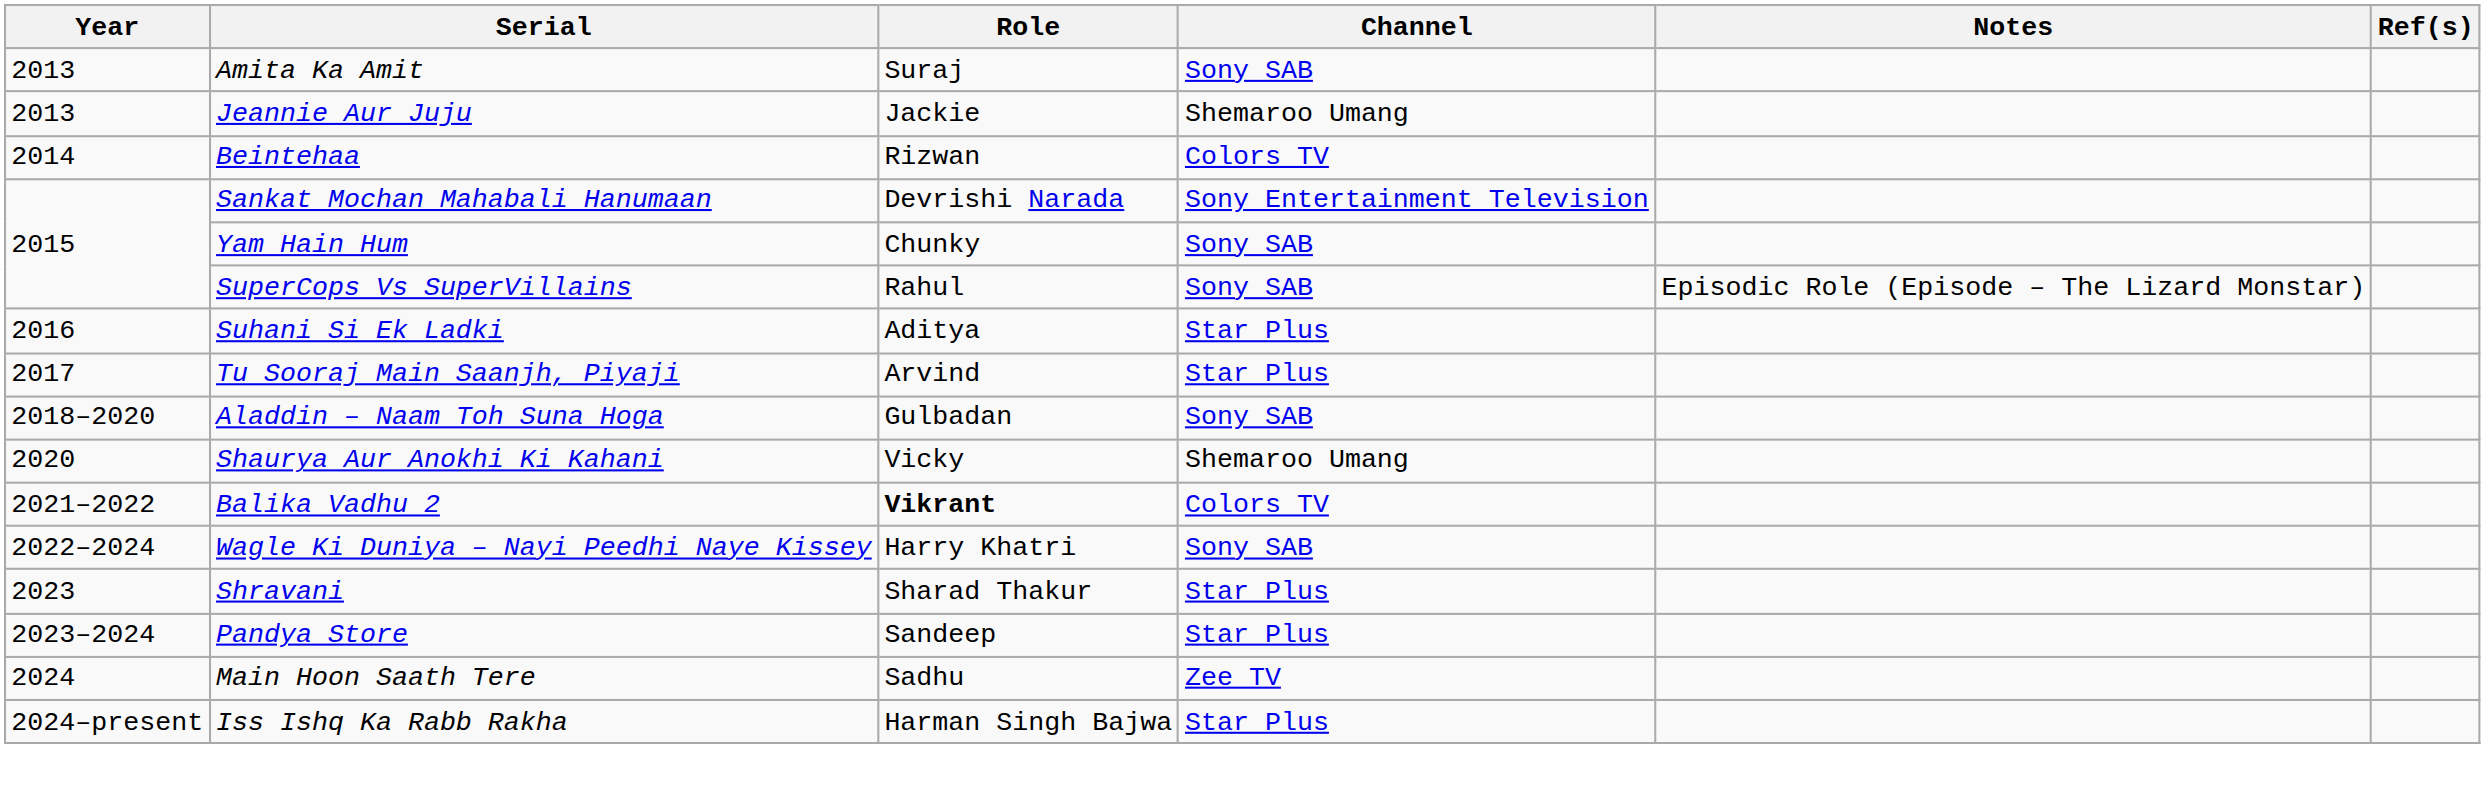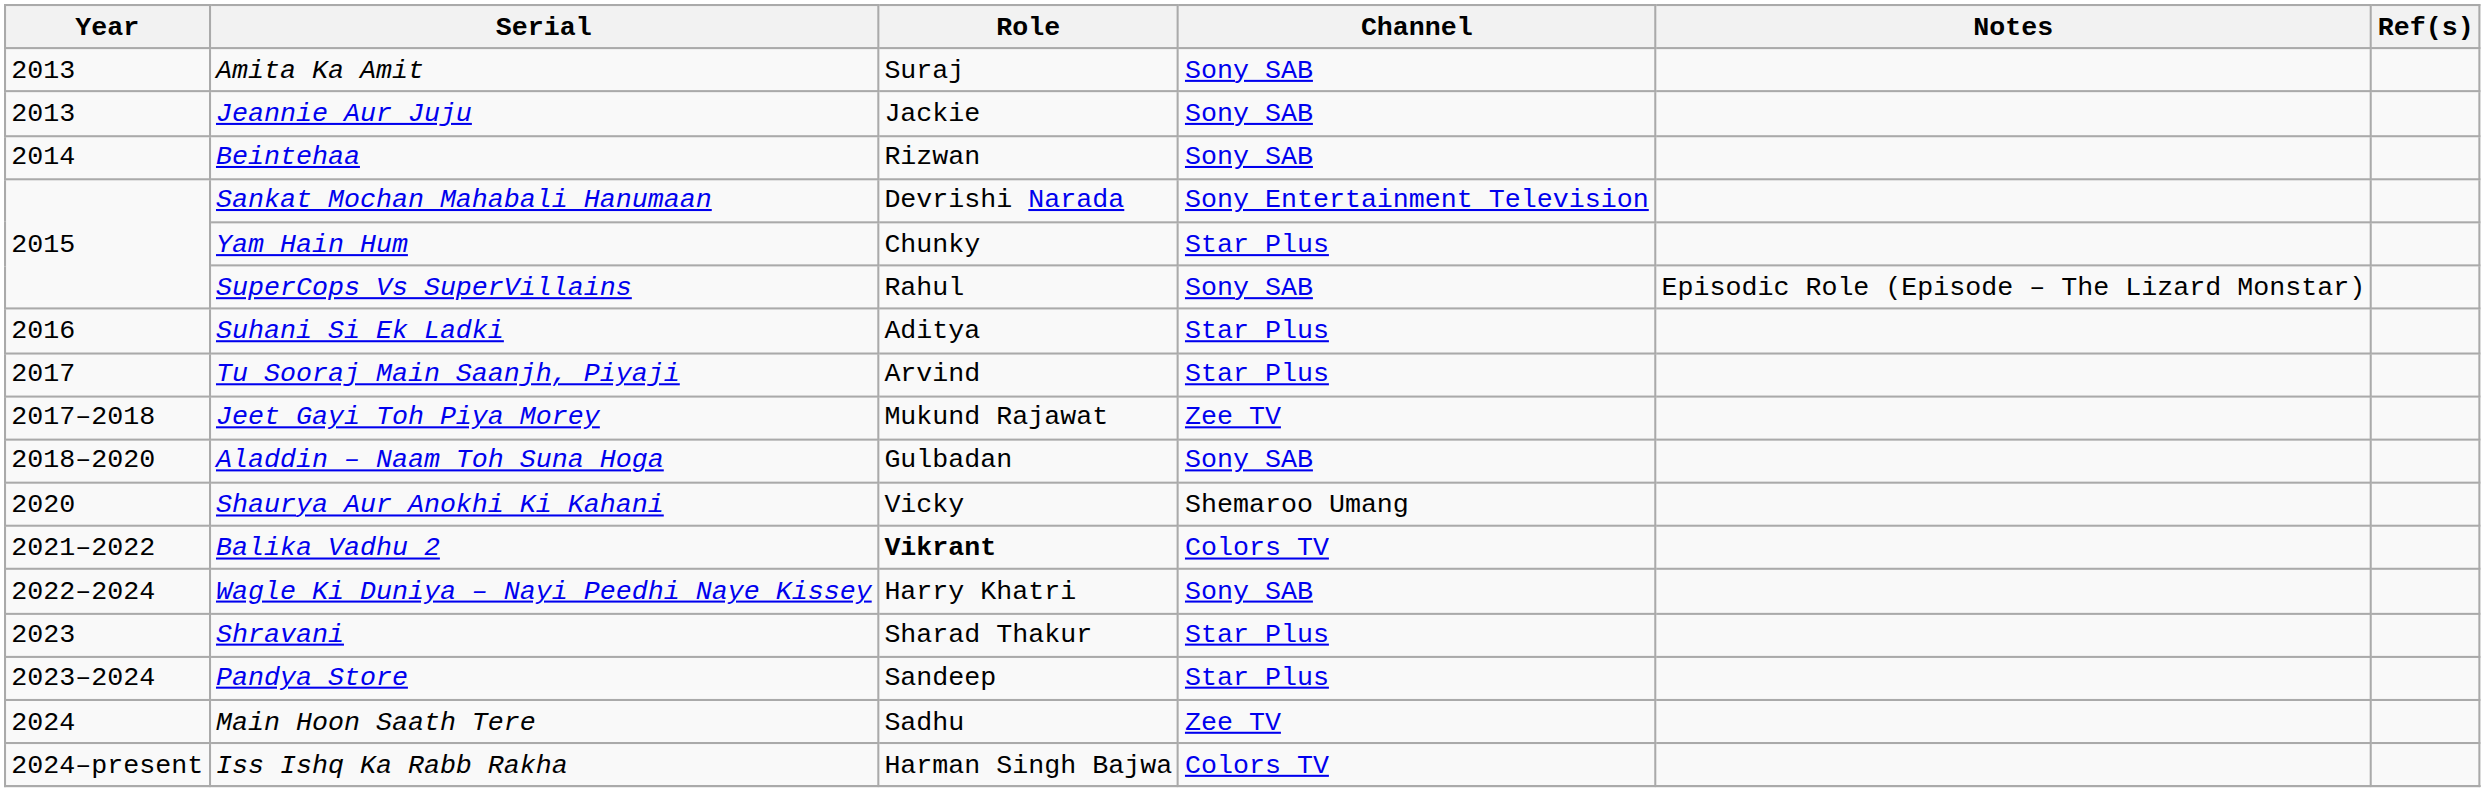(1297, 114) Shemaroo Umang -> (1249, 114) Sony SAB
(1257, 157) Colors TV -> (1249, 157) Sony SAB
(1249, 244) Sony SAB -> (1257, 244) Star Plus
+ row: (408, 418)
(1257, 722) Star Plus -> (1257, 765) Colors TV
